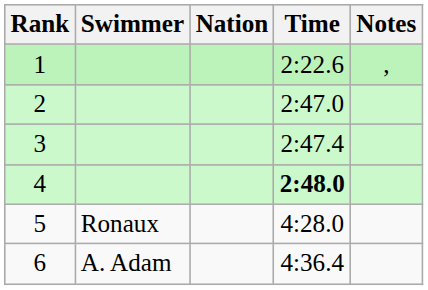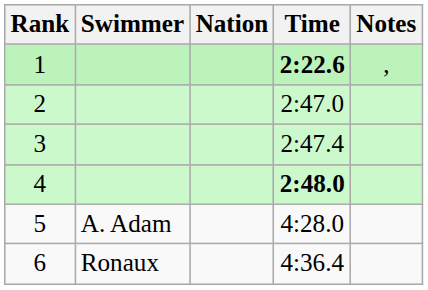(312, 64) normal -> (312, 64) bold
(120, 223) Ronaux -> (126, 223) A. Adam
(126, 263) A. Adam -> (120, 263) Ronaux
